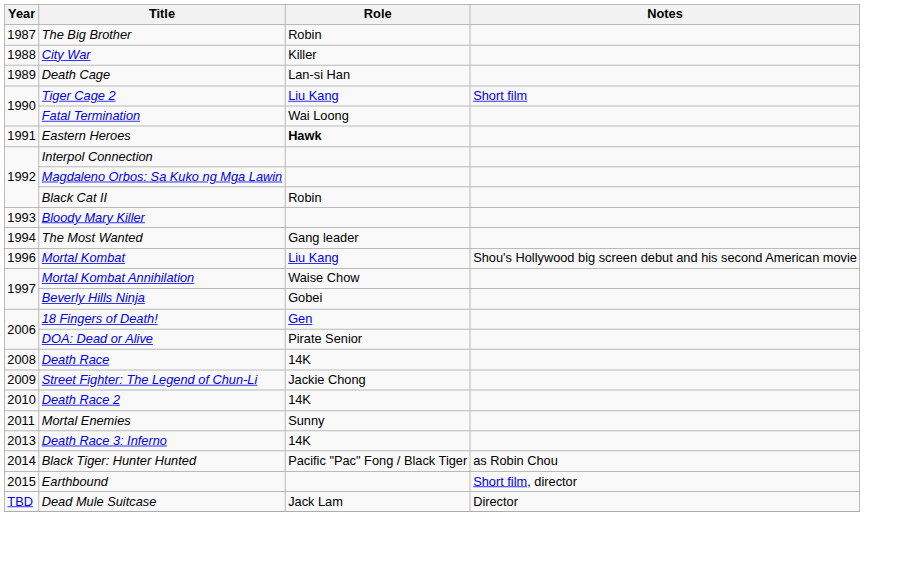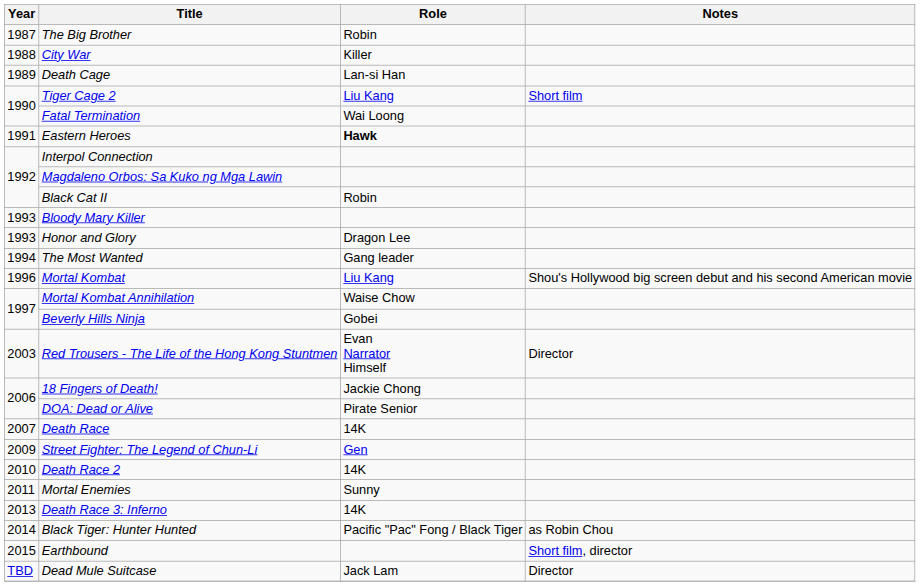+ row: (89, 237)
+ row: (190, 353)
(300, 319) Gen -> (382, 388) Jackie Chong
(22, 359) 2008 -> (22, 429) 2007
(327, 380) Jackie Chong -> (355, 449) Gen
